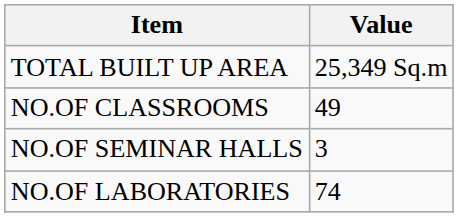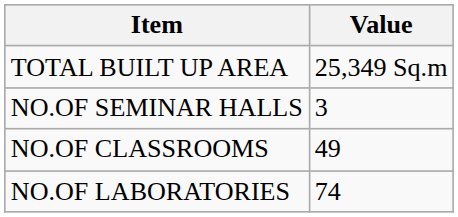rows swapped: (140, 107) <-> (157, 149)
